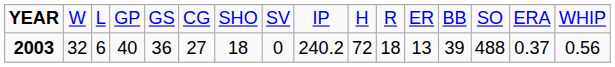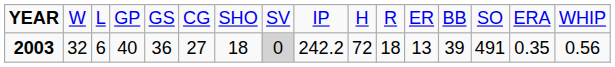(278, 47) no background -> (278, 47) lightgrey background
(321, 47) 240.2 -> (321, 47) 242.2
(490, 47) 488 -> (490, 47) 491
(532, 47) 0.37 -> (532, 47) 0.35
